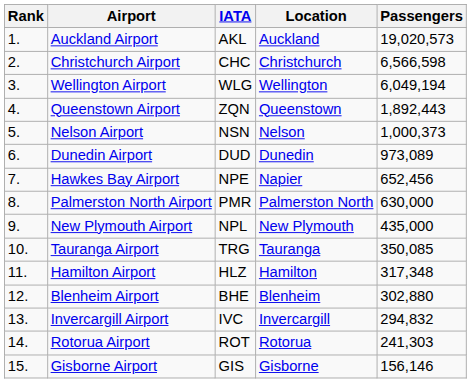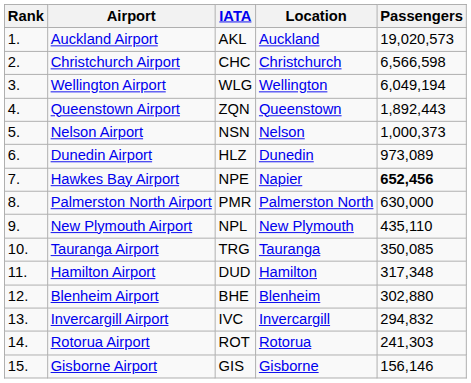(235, 156) DUD -> (232, 156) HLZ
(407, 179) normal -> (407, 179) bold
(407, 226) 435,000 -> (406, 226) 435,110
(232, 272) HLZ -> (235, 272) DUD
